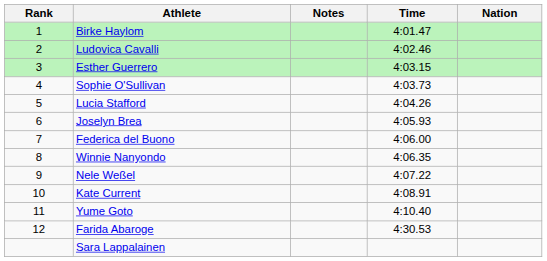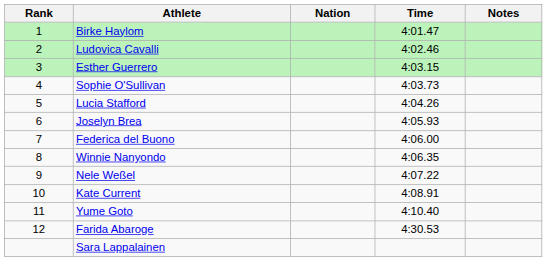columns swapped: (500, 13) <-> (329, 13)
